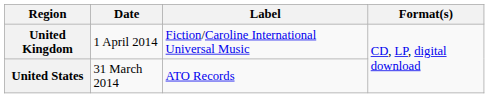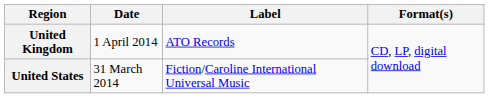(241, 41) Fiction/Caroline International Universal Music -> (200, 41) ATO Records
(200, 75) ATO Records -> (241, 75) Fiction/Caroline International Universal Music
